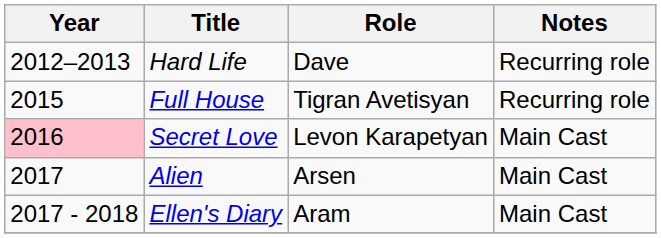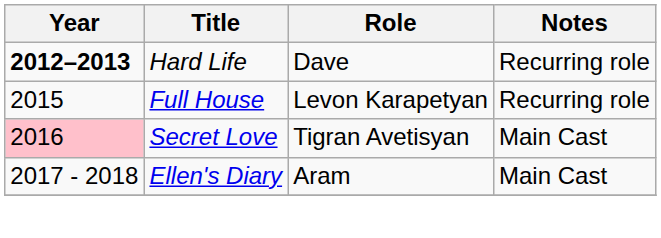(70, 61) normal -> (70, 61) bold
(381, 99) Tigran Avetisyan -> (391, 99) Levon Karapetyan
(391, 137) Levon Karapetyan -> (381, 137) Tigran Avetisyan
- row: (176, 175)
